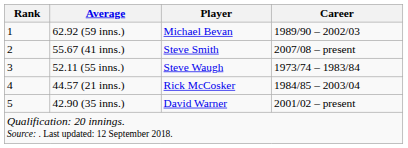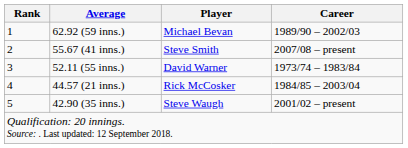(193, 67) Steve Waugh -> (195, 67) David Warner
(195, 103) David Warner -> (193, 103) Steve Waugh
